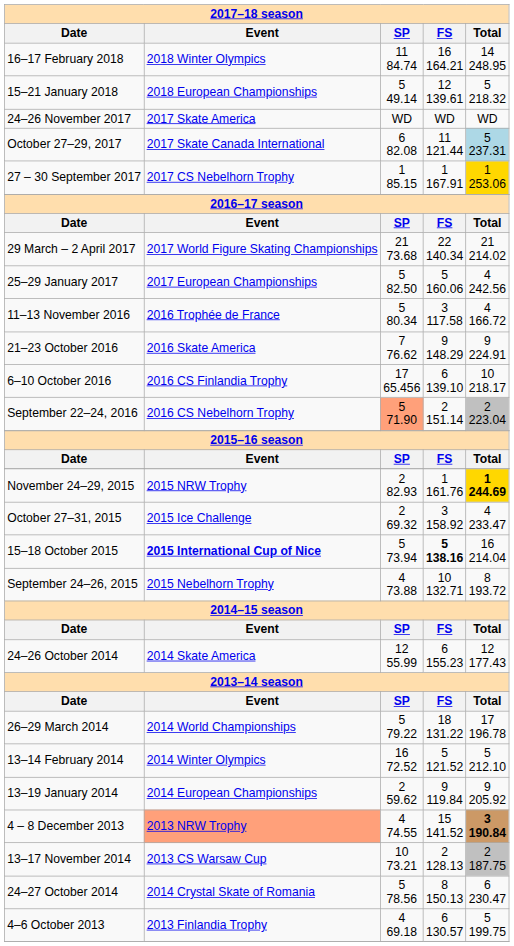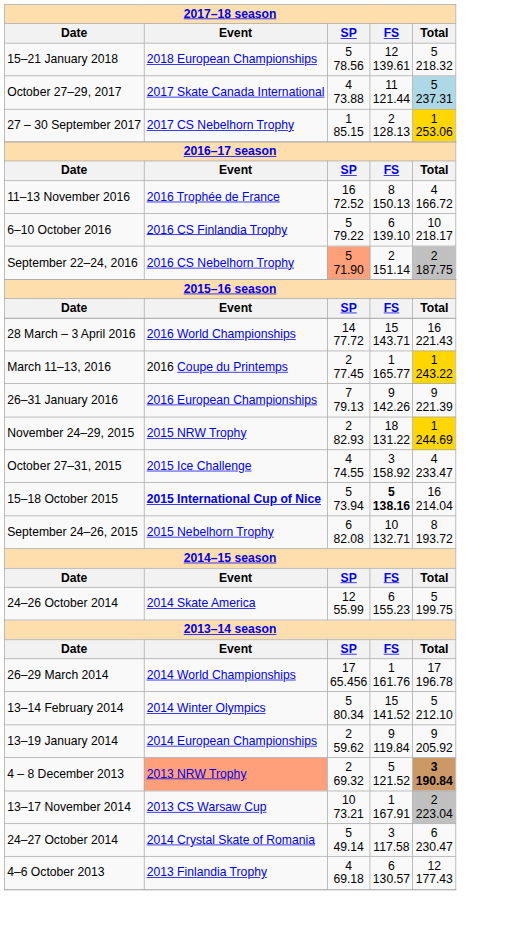- row: (65, 59)
(402, 92) 5 49.14 -> (349, 59) 5 78.56
- row: (69, 118)
(402, 144) 6 82.08 -> (349, 92) 4 73.88
(445, 177) 1 167.91 -> (391, 125) 2 128.13
- row: (71, 249)
- row: (63, 282)
(402, 315) 5 80.34 -> (349, 197) 16 72.52
(445, 315) 3 117.58 -> (391, 197) 8 150.13
- row: (63, 348)
(402, 381) 17 65.456 -> (349, 229) 5 79.22
(487, 414) 2 223.04 -> (434, 262) 2 187.75
+ row: (71, 334)
+ row: (59, 367)
+ row: (63, 400)
(445, 485) 1 161.76 -> (391, 433) 18 131.22
(487, 485) bold -> (434, 433) normal
(402, 518) 2 69.32 -> (349, 466) 4 74.55
(402, 584) 4 73.88 -> (349, 532) 6 82.08
(487, 656) 12 177.43 -> (434, 603) 5 199.75
(402, 727) 5 79.22 -> (349, 675) 17 65.456
(445, 727) 18 131.22 -> (391, 675) 1 161.76
(402, 760) 16 72.52 -> (349, 708) 5 80.34
(445, 760) 5 121.52 -> (391, 708) 15 141.52
(402, 826) 4 74.55 -> (349, 774) 2 69.32
(445, 826) 15 141.52 -> (391, 774) 5 121.52
(445, 859) 2 128.13 -> (391, 807) 1 167.91
(487, 859) 2 187.75 -> (434, 807) 2 223.04
(402, 892) 5 78.56 -> (349, 840) 5 49.14
(445, 892) 8 150.13 -> (391, 840) 3 117.58
(487, 925) 5 199.75 -> (434, 873) 12 177.43
